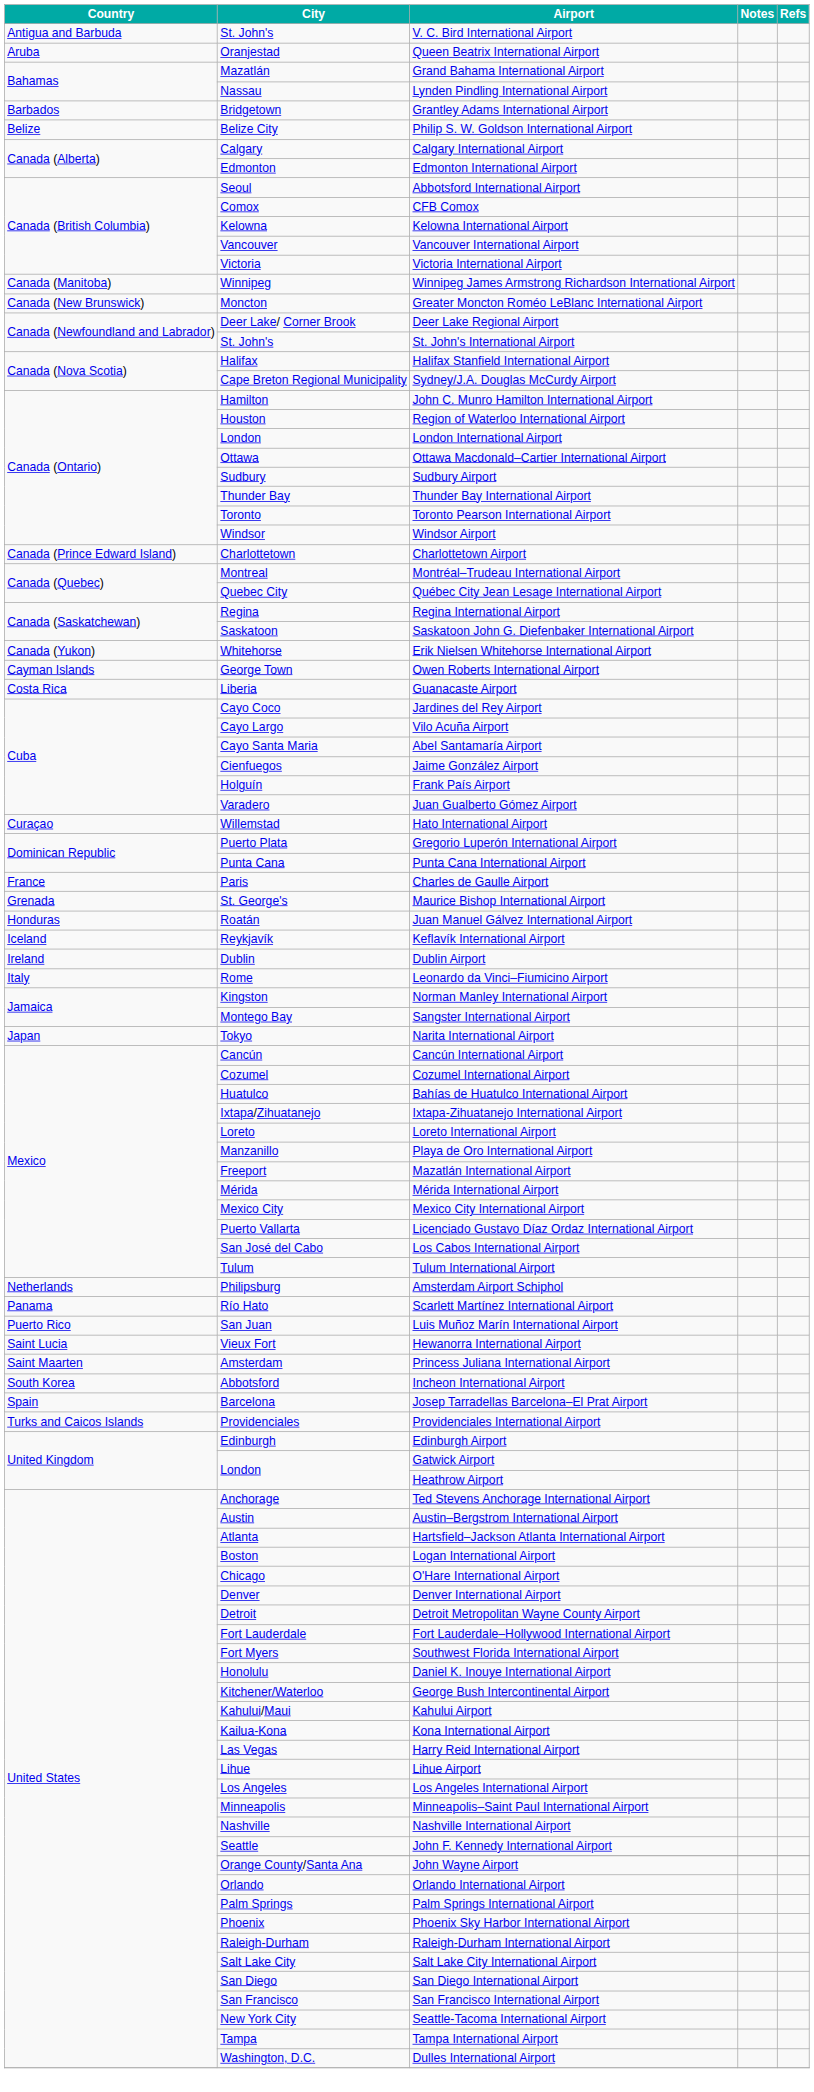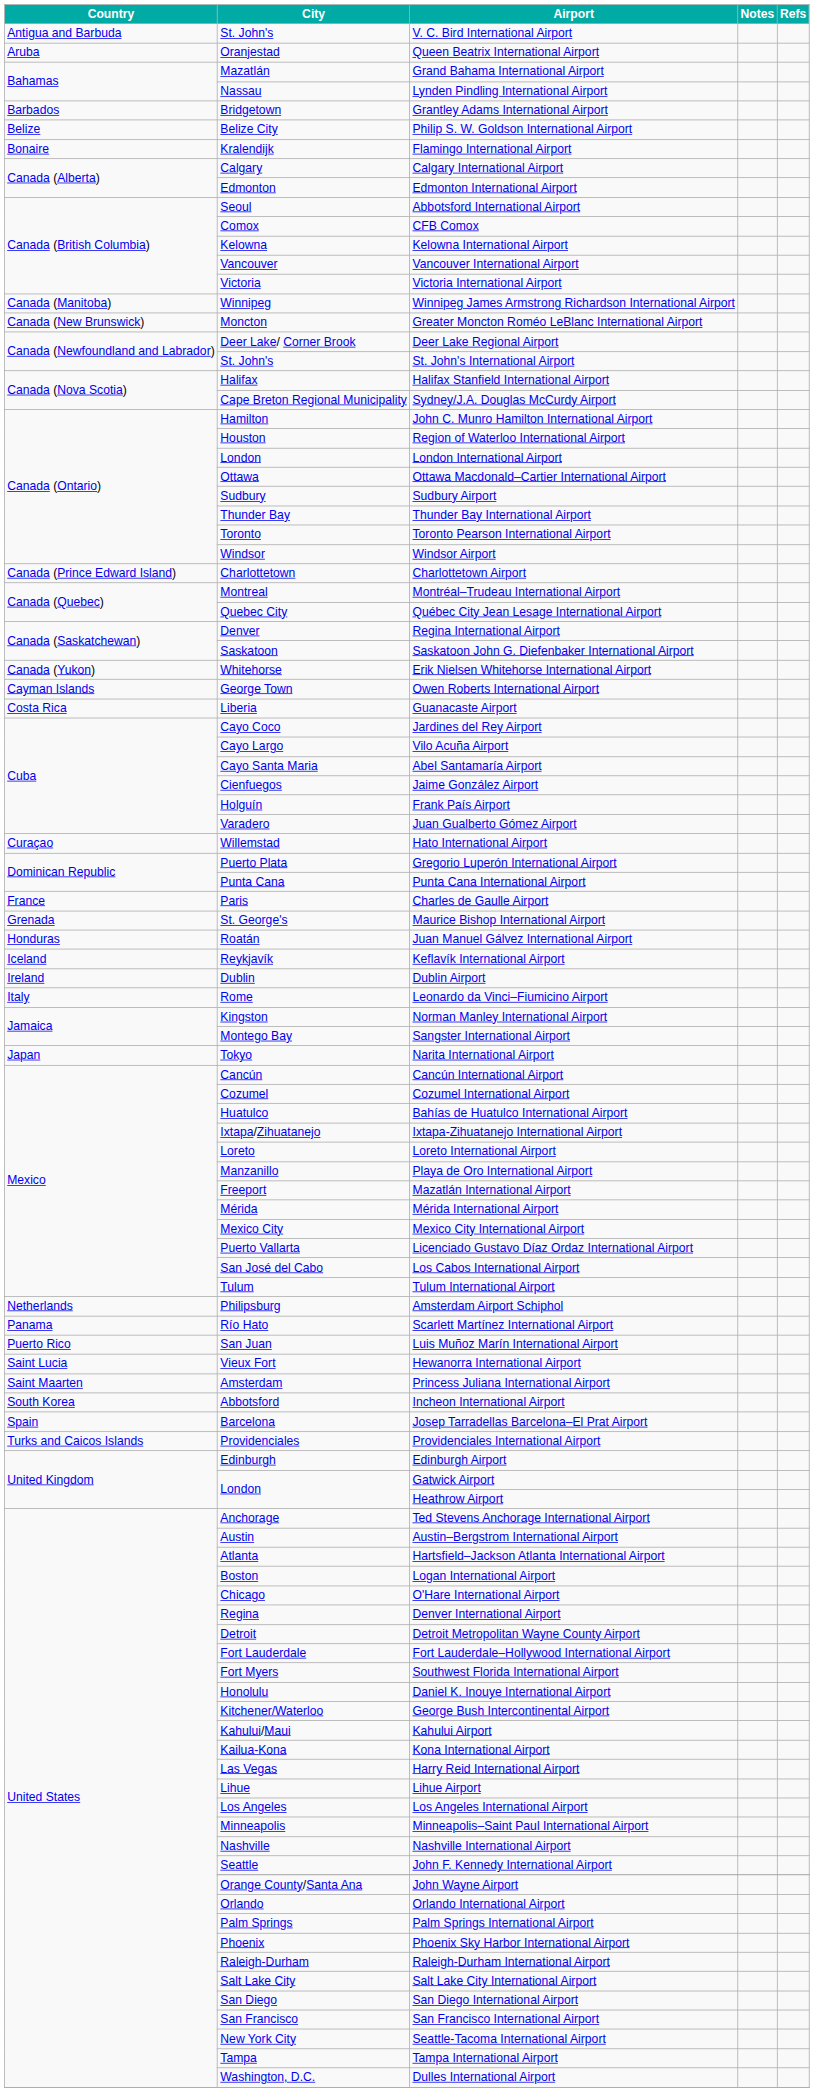+ row: (492, 149)
(240, 611) Regina -> (240, 631) Denver
(240, 1595) Denver -> (240, 1614) Regina
